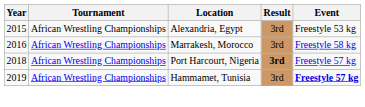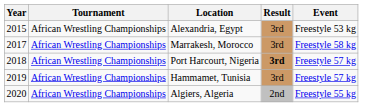(16, 45) 2016 -> (16, 45) 2017
(327, 77) bold -> (325, 77) normal
+ row: (202, 94)
